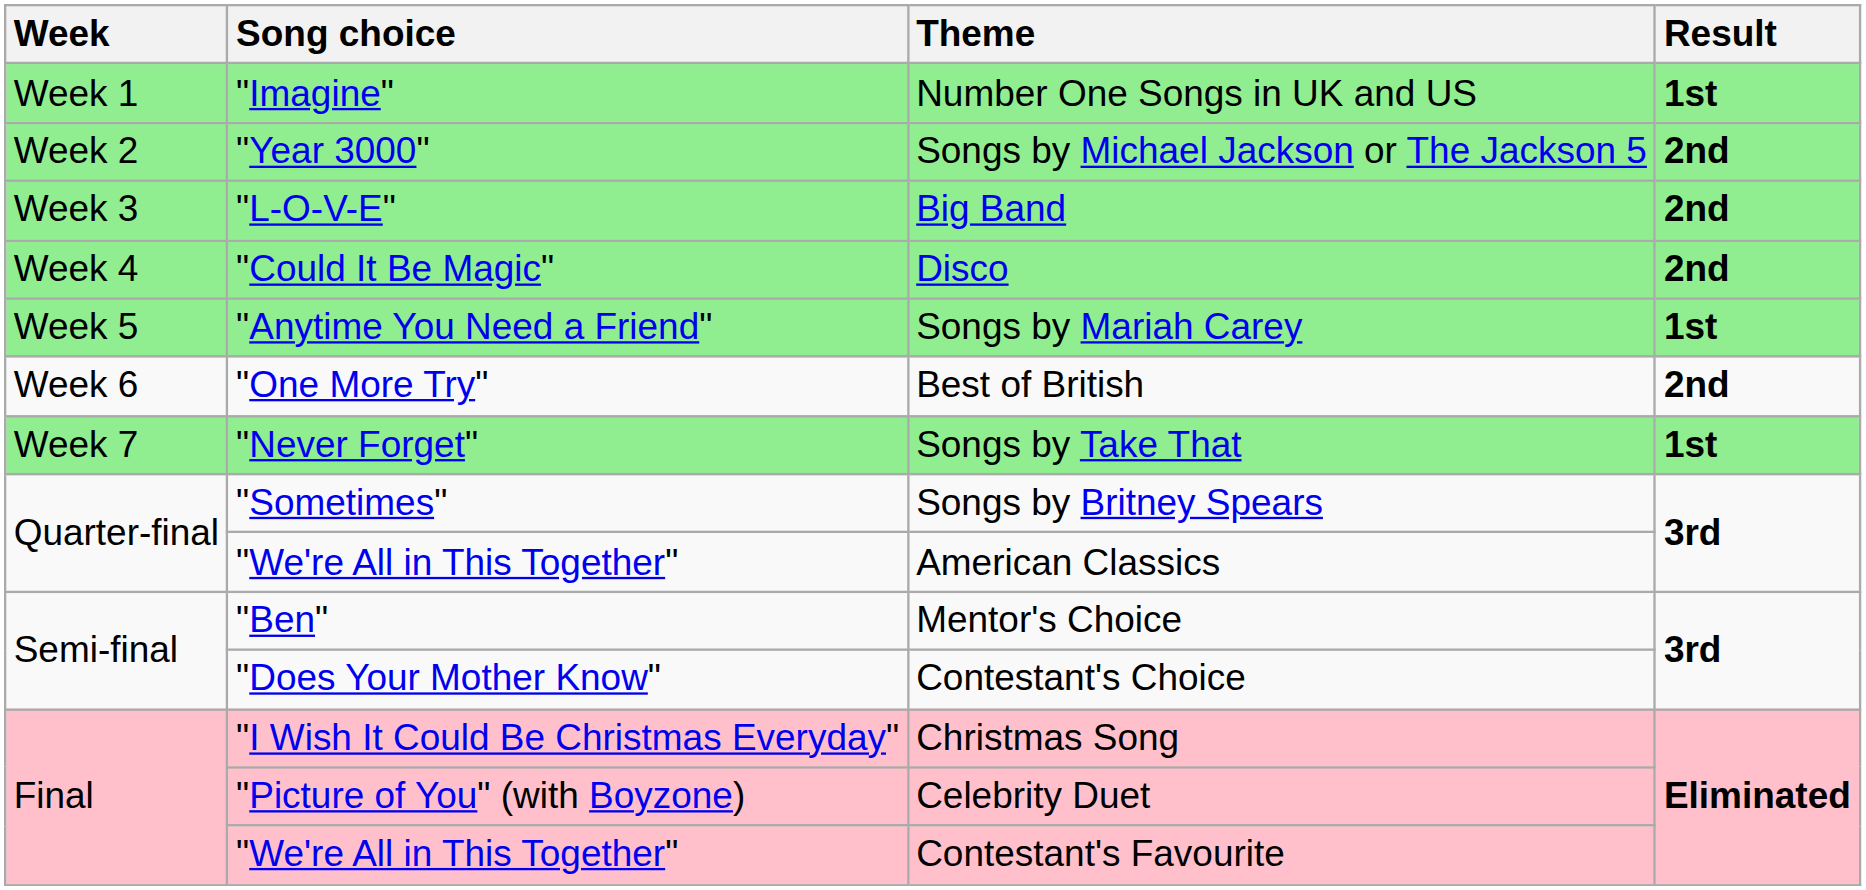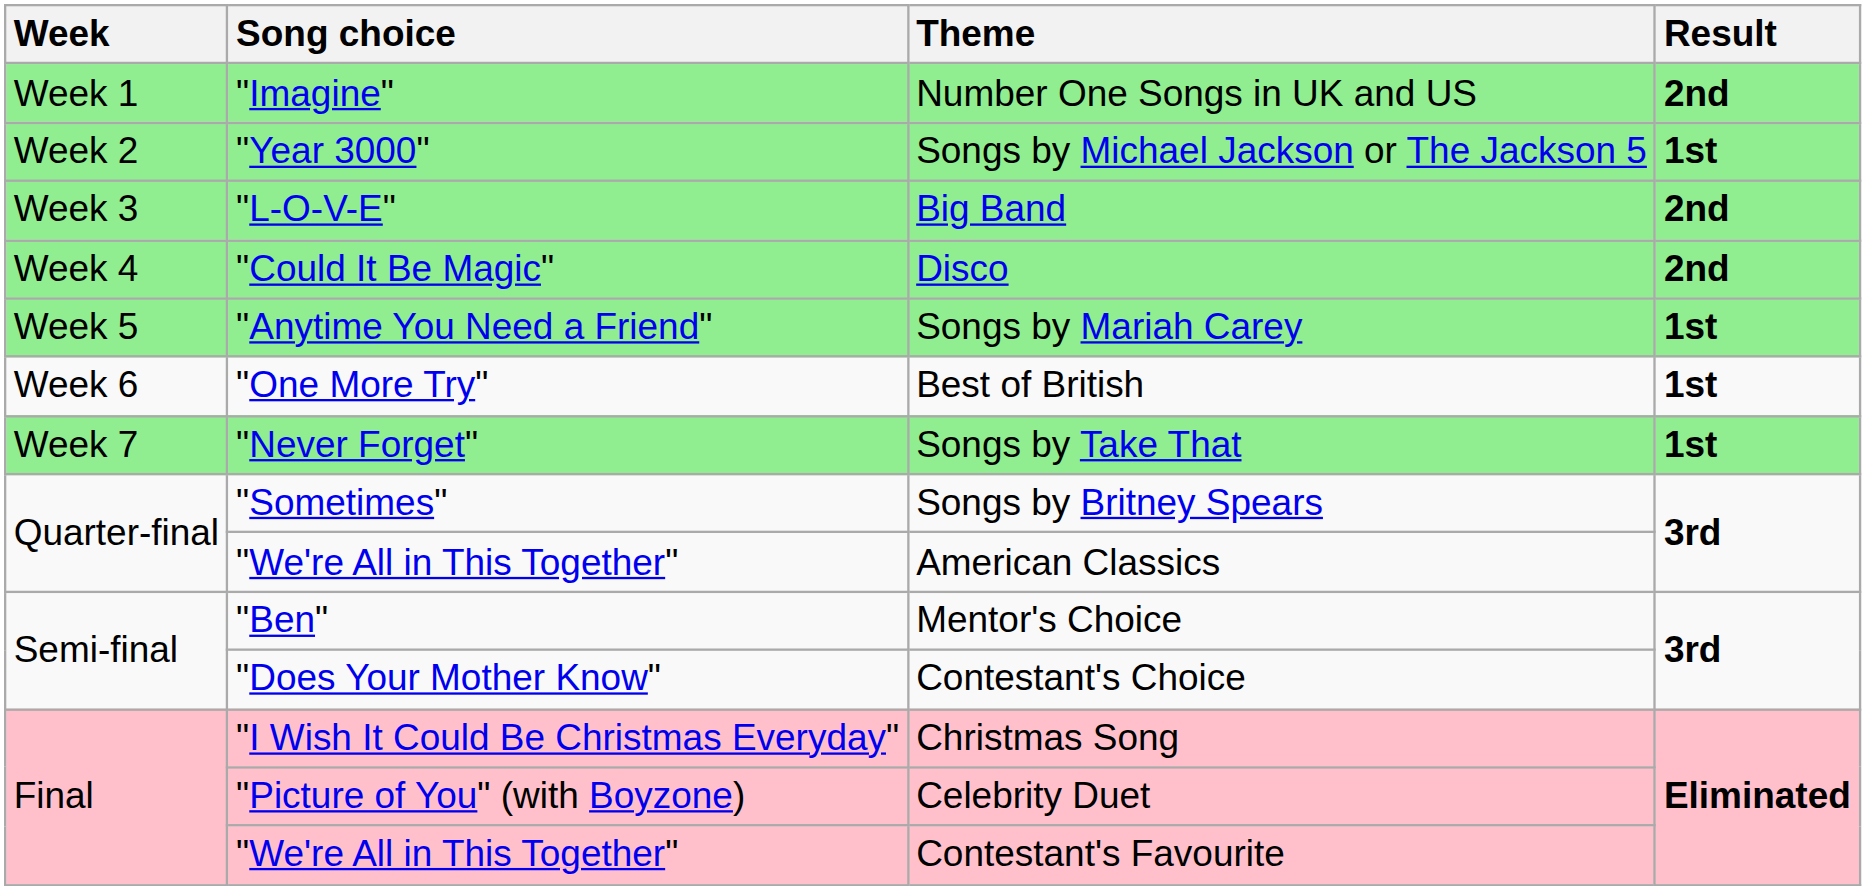(1691, 92) 1st -> (1697, 92) 2nd
(1697, 151) 2nd -> (1691, 151) 1st
(1697, 385) 2nd -> (1691, 385) 1st
